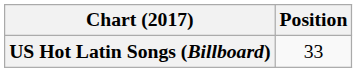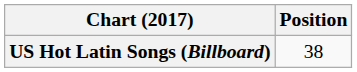(313, 51) 33 -> (313, 51) 38
